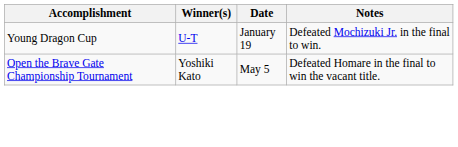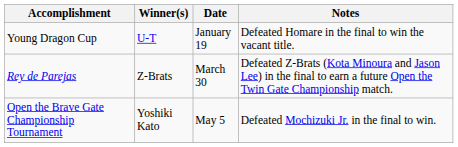(370, 38) Defeated Mochizuki Jr. in the final to win. -> (332, 38) Defeated Homare in the final to win the vacant title.
+ row: (42, 76)
(362, 69) Defeated Homare in the final to win the vacant title. -> (338, 120) Defeated Mochizuki Jr. in the final to win.
